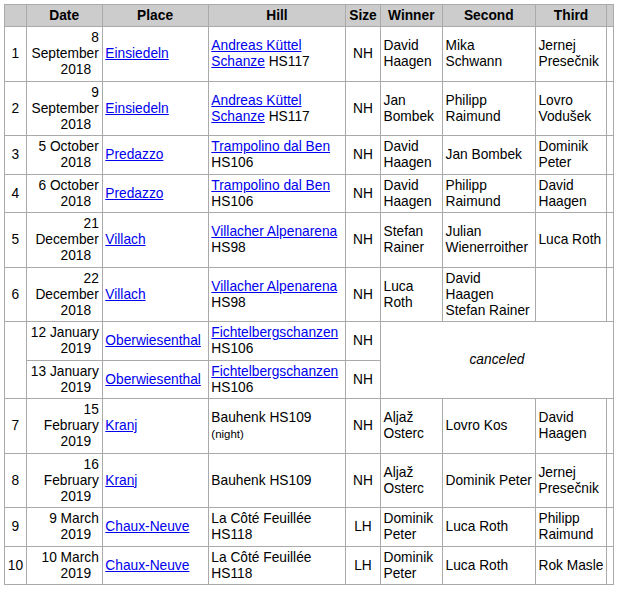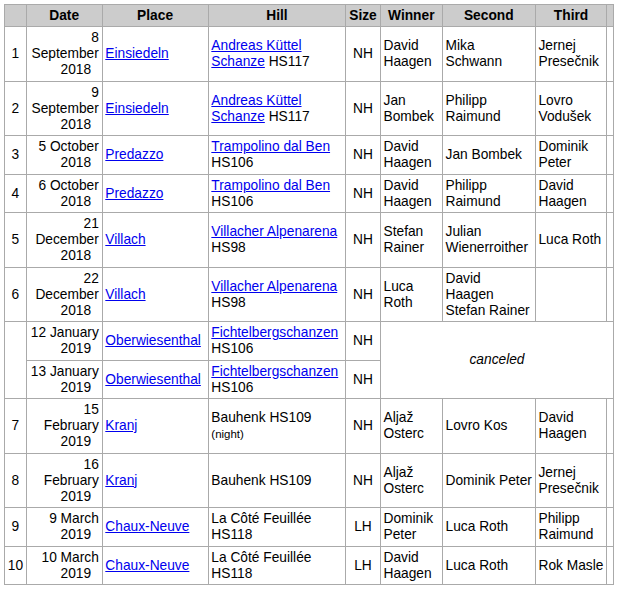(408, 565) Dominik Peter -> (408, 565) David Haagen
